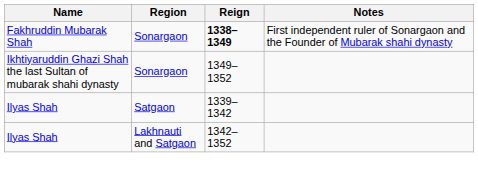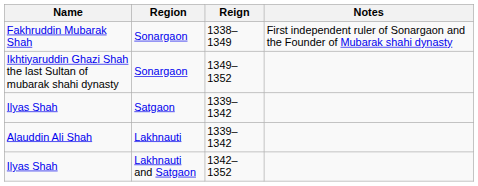(222, 36) bold -> (222, 36) normal
+ row: (49, 137)
